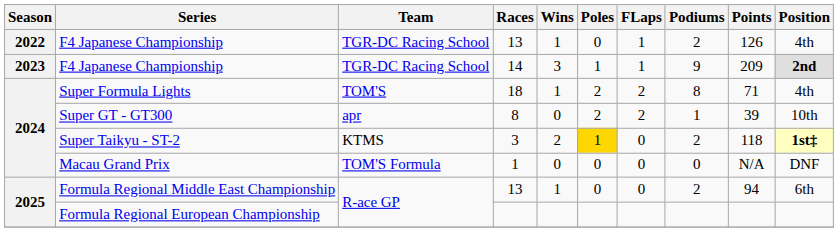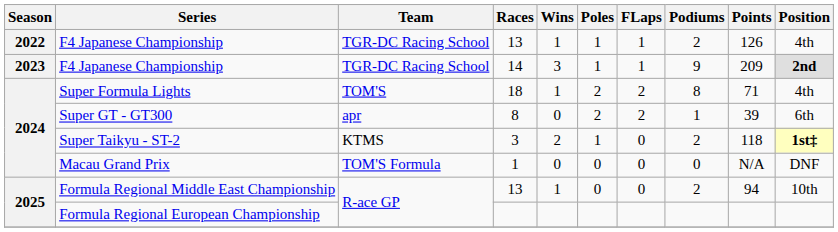(597, 41) 0 -> (597, 41) 1
(804, 116) 10th -> (804, 116) 6th
(597, 140) gold background -> (597, 140) no background
(804, 190) 6th -> (804, 190) 10th
